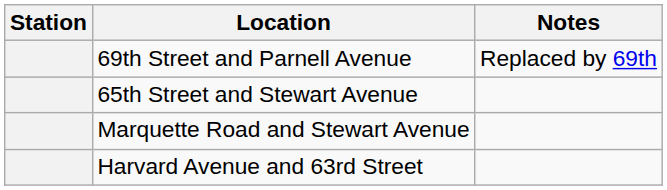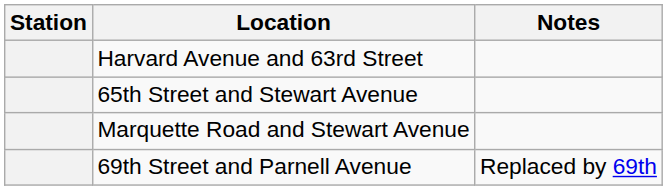rows swapped: (260, 166) <-> (254, 58)
